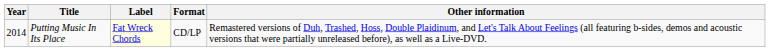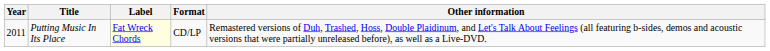(16, 33) 2014 -> (16, 33) 2011
